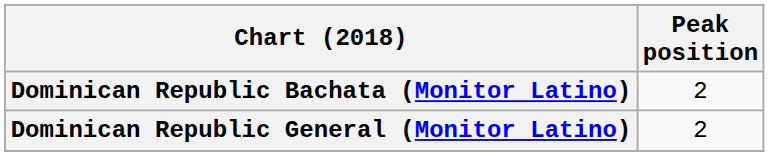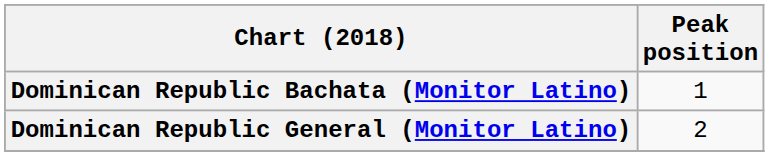(700, 91) 2 -> (700, 91) 1
